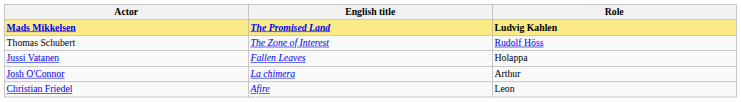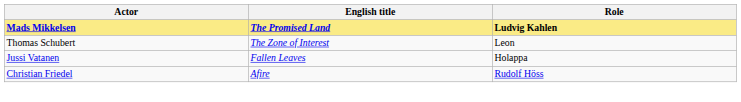(519, 43) Rudolf Höss -> (504, 43) Leon
- row: (35, 74)
(504, 89) Leon -> (519, 74) Rudolf Höss
